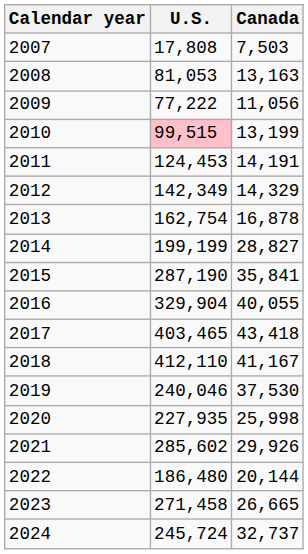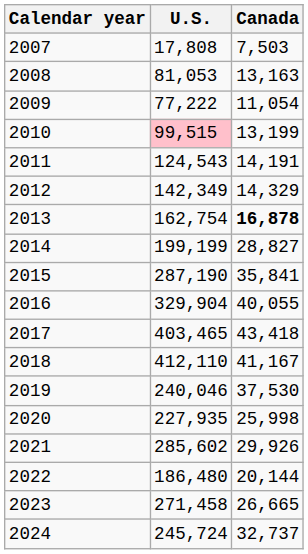(268, 105) 11,056 -> (268, 105) 11,054
(191, 162) 124,453 -> (191, 162) 124,543
(268, 219) normal -> (268, 219) bold
